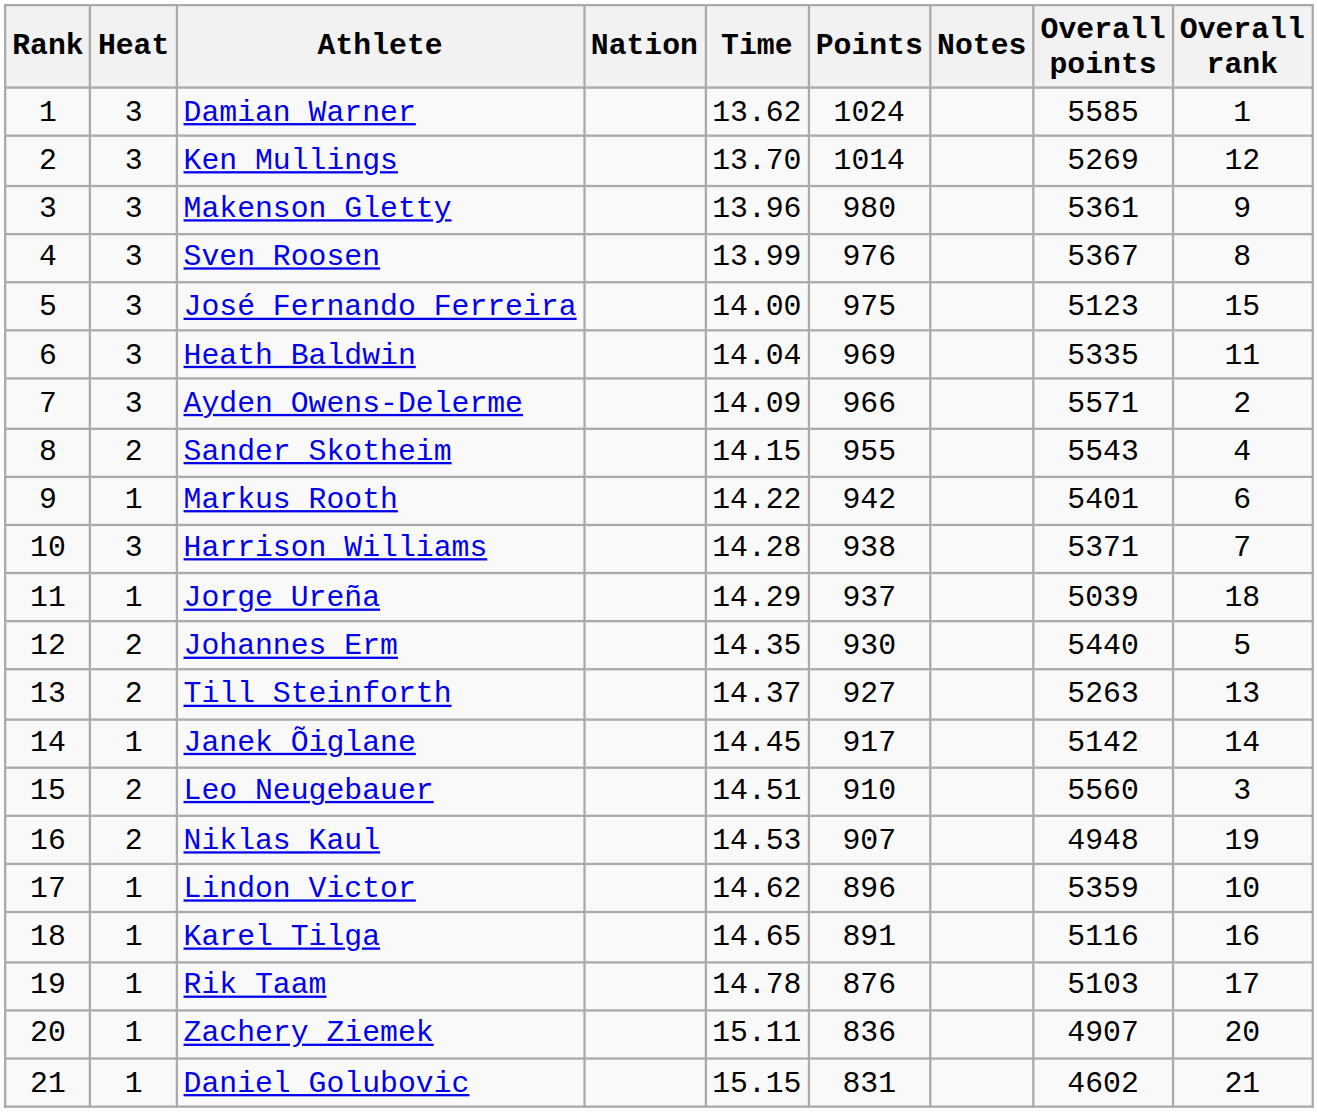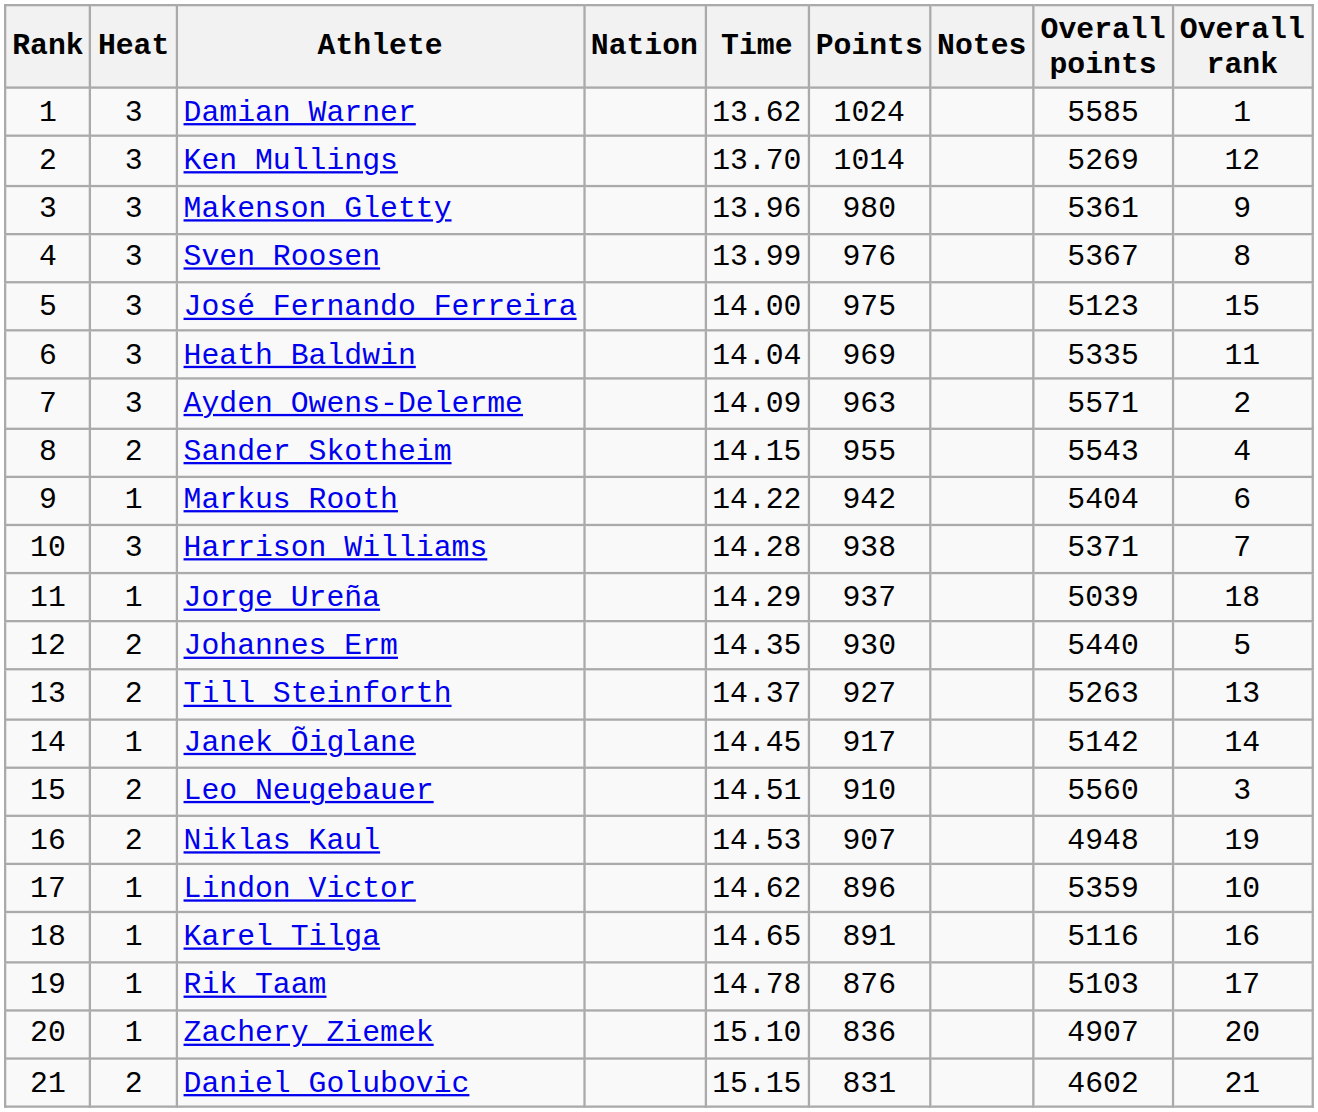(869, 403) 966 -> (869, 403) 963
(1103, 500) 5401 -> (1103, 500) 5404
(757, 1034) 15.11 -> (757, 1034) 15.10
(134, 1083) 1 -> (134, 1083) 2
